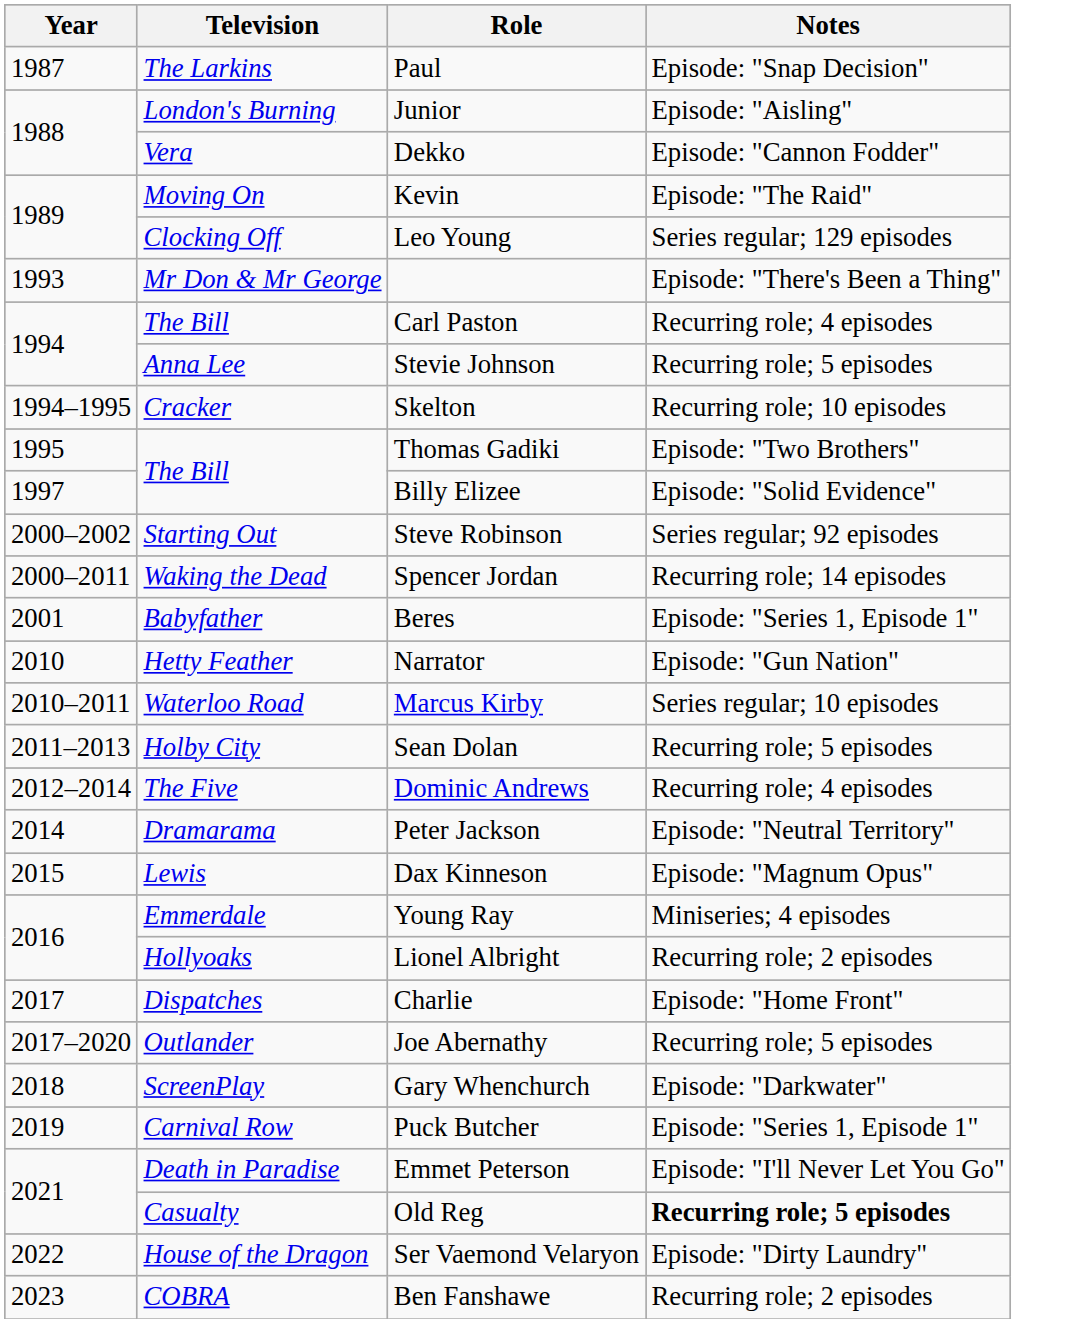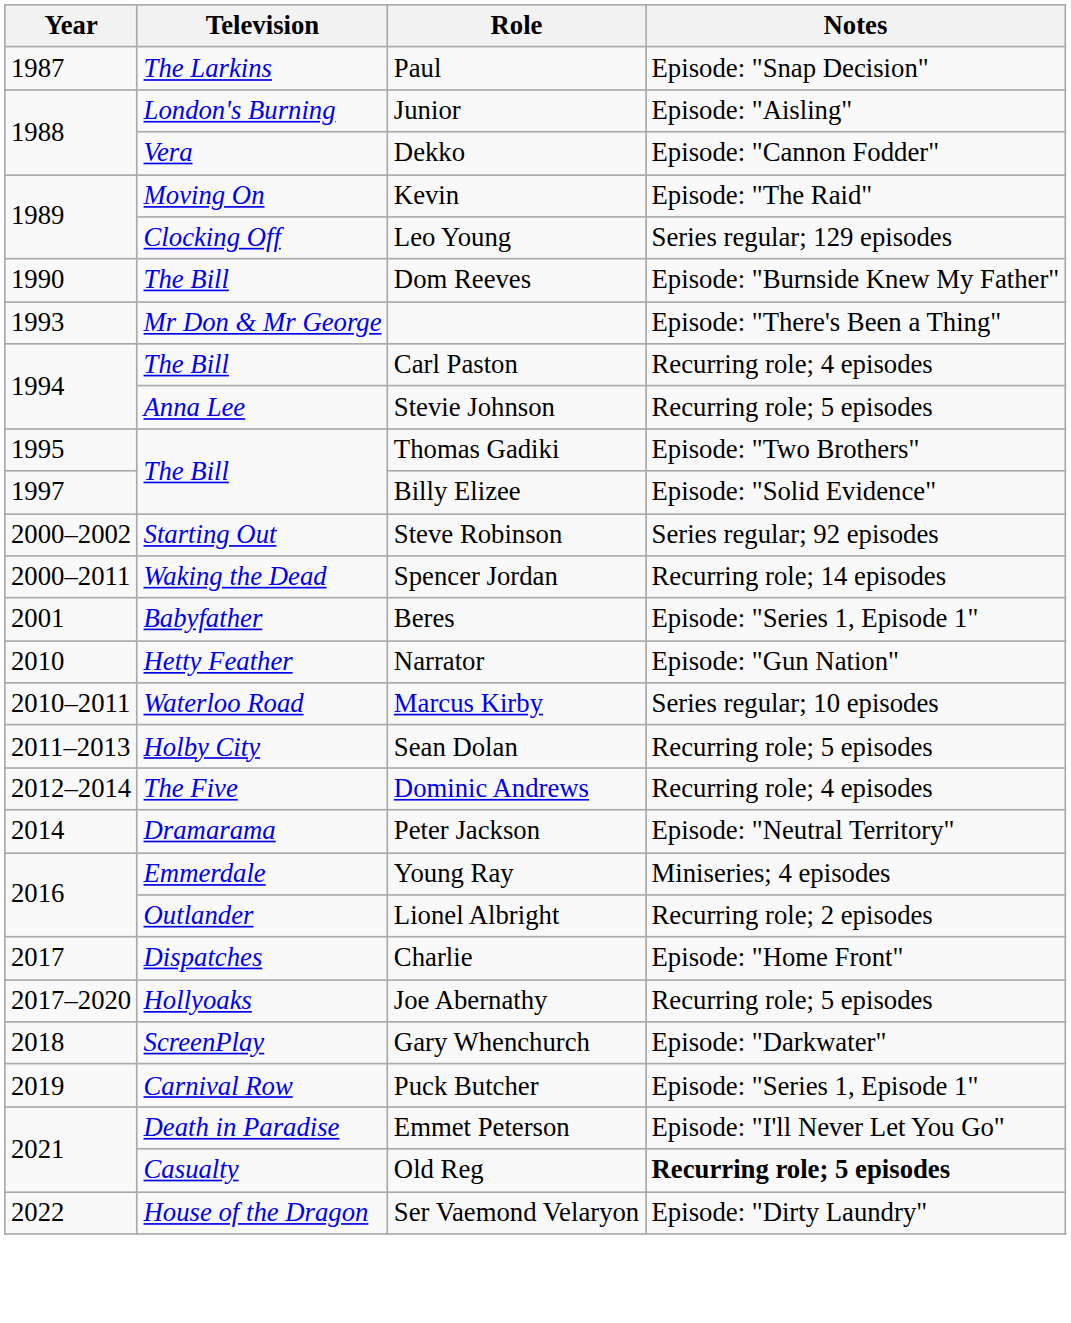+ row: (462, 279)
- row: (435, 407)
- row: (471, 873)
(198, 957) Hollyoaks -> (198, 915) Outlander
(198, 1042) Outlander -> (198, 1000) Hollyoaks
- row: (472, 1296)
